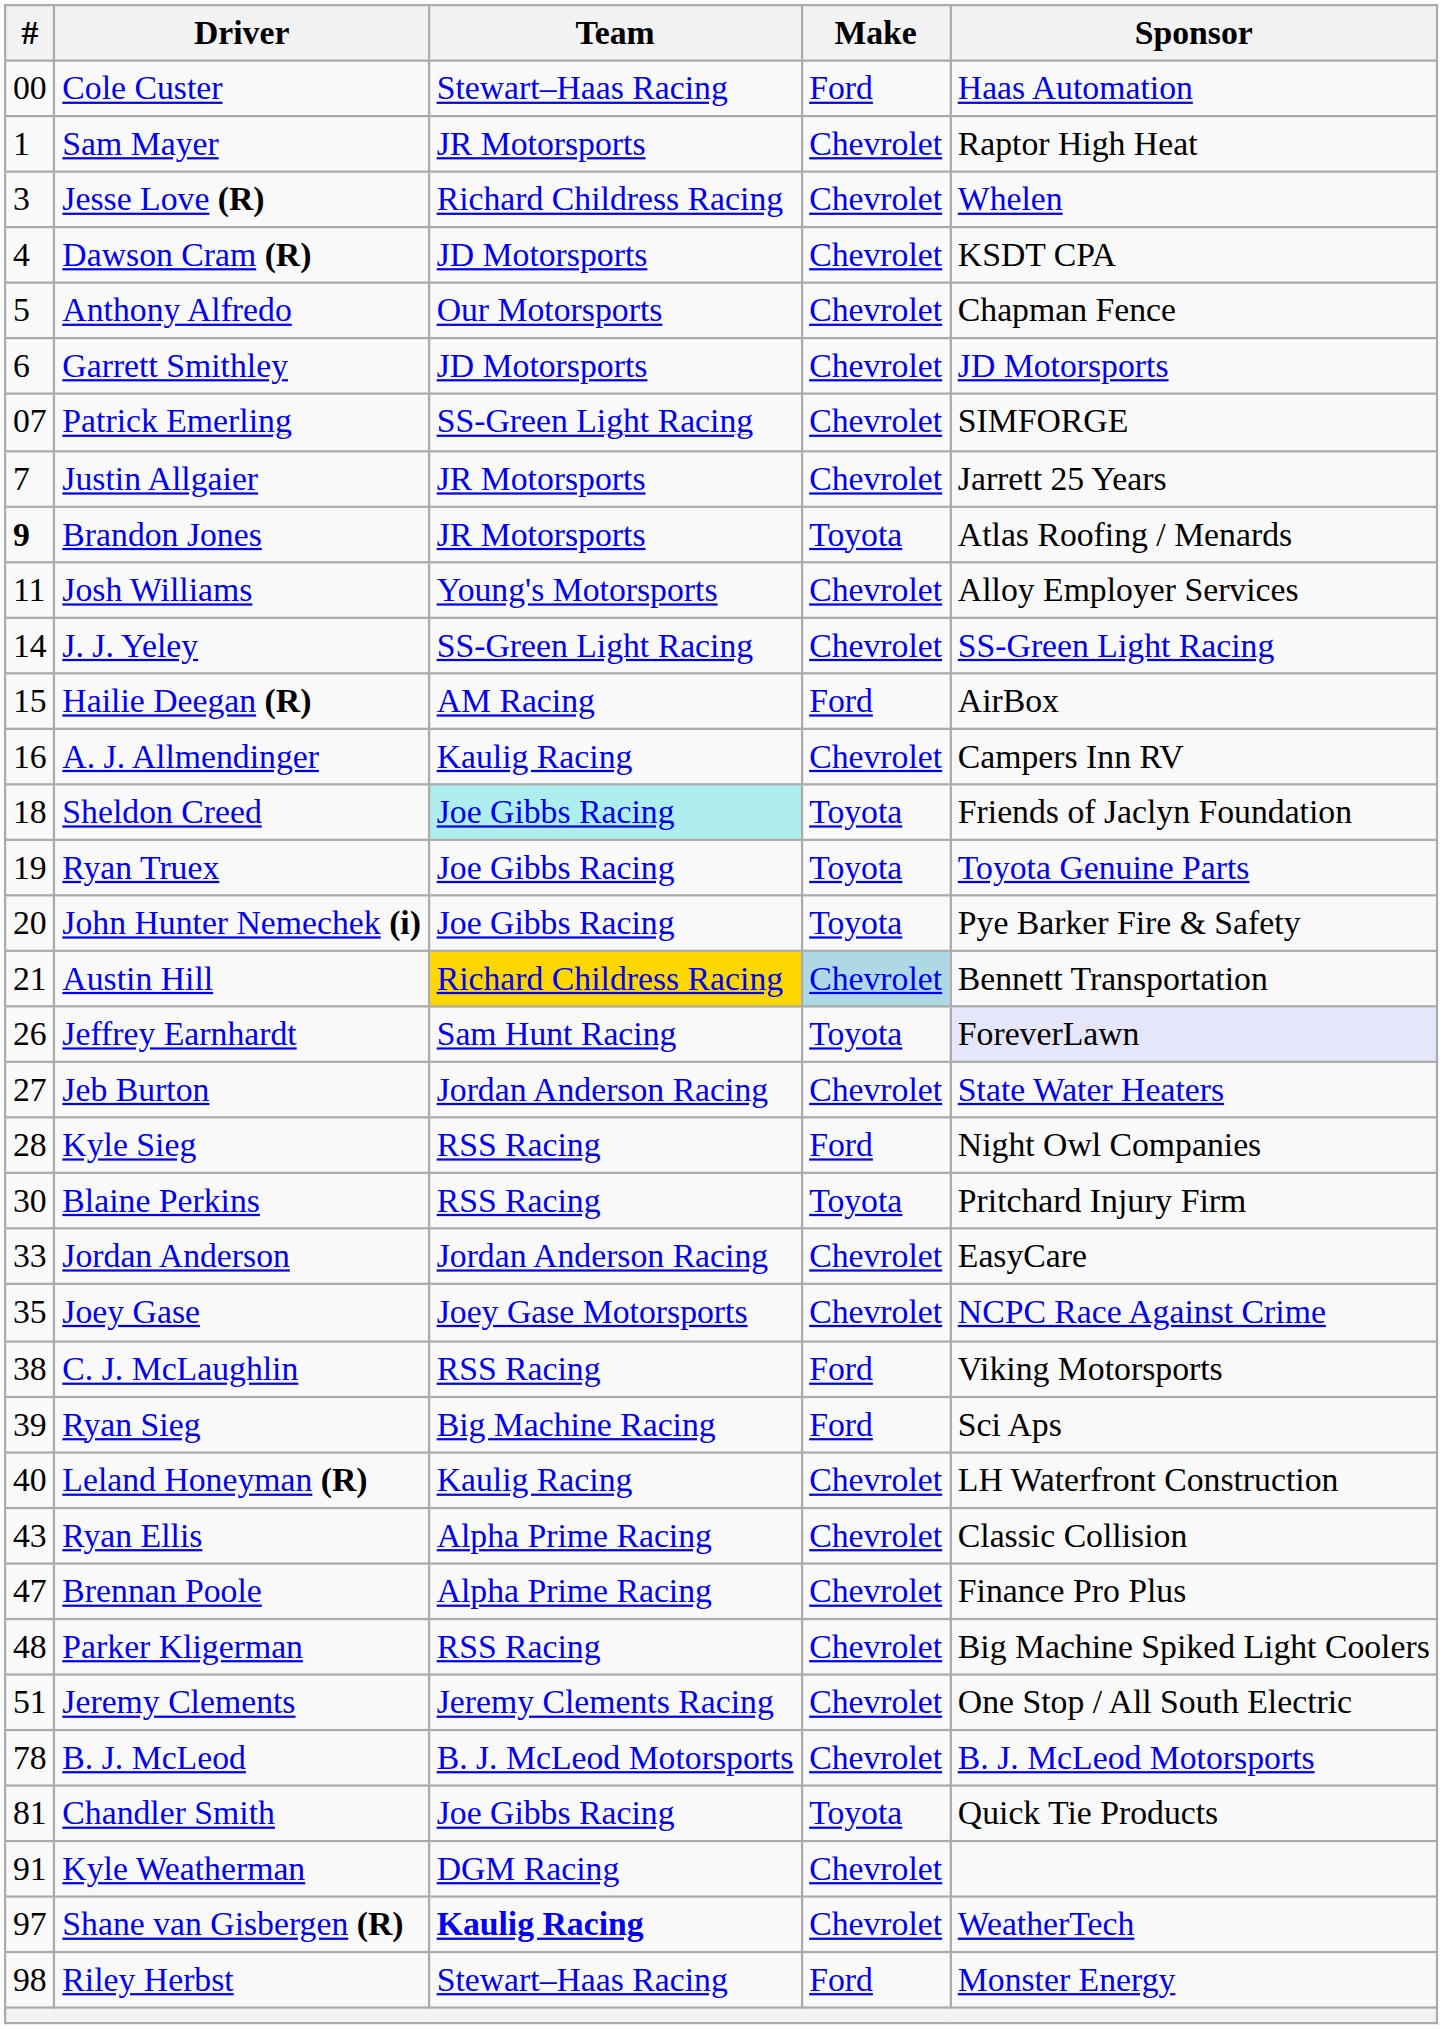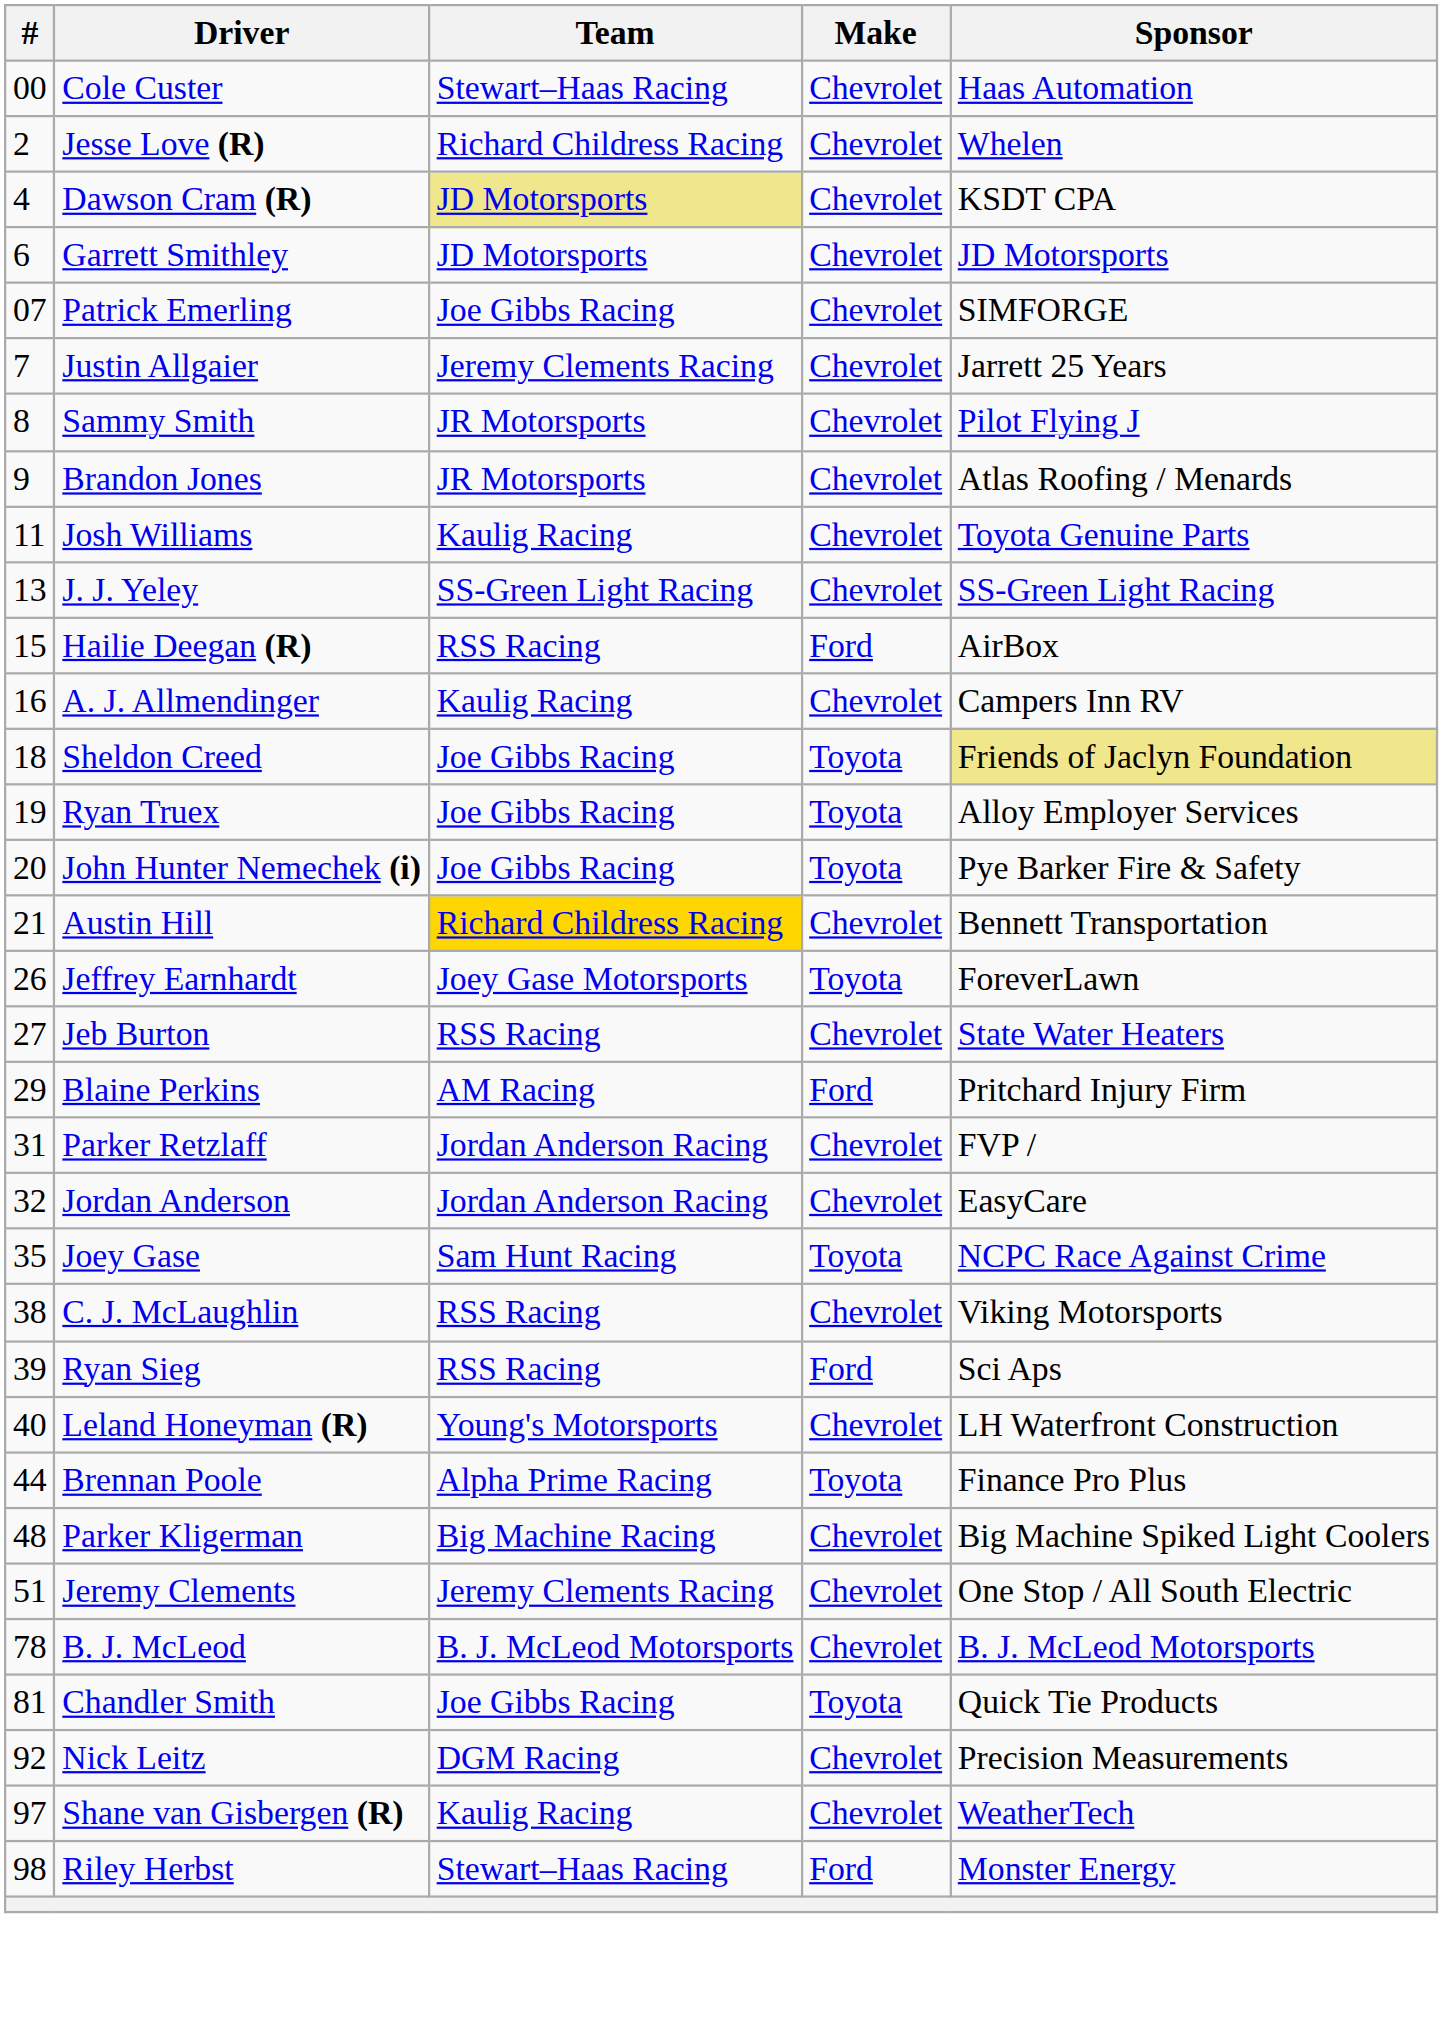(841, 88) Ford -> (876, 88) Chevrolet
- row: (141, 143)
(21, 199) 3 -> (21, 143) 2
(542, 255) no background -> (542, 199) khaki background
- row: (177, 310)
(595, 421) SS-Green Light Racing -> (556, 310) Joe Gibbs Racing
(541, 477) JR Motorsports -> (605, 366) Jeremy Clements Racing
+ row: (158, 421)
(21, 533) bold -> (21, 477) normal
(856, 533) Toyota -> (876, 477) Chevrolet
(577, 588) Young's Motorsports -> (535, 533) Kaulig Racing
(1128, 588) Alloy Employer Services -> (1104, 533) Toyota Genuine Parts
(30, 644) 14 -> (30, 588) 13
(516, 700) AM Racing -> (519, 644) RSS Racing
(556, 811) paleturquoise background -> (556, 755) no background
(1155, 811) no background -> (1155, 755) khaki background
(1104, 867) Toyota Genuine Parts -> (1128, 811) Alloy Employer Services
(876, 978) lightblue background -> (876, 922) no background
(557, 1034) Sam Hunt Racing -> (592, 978) Joey Gase Motorsports
(1049, 1034) lavender background -> (1049, 978) no background
(602, 1089) Jordan Anderson Racing -> (519, 1034) RSS Racing
- row: (129, 1145)
(30, 1200) 30 -> (30, 1089) 29
(519, 1200) RSS Racing -> (516, 1089) AM Racing
(856, 1200) Toyota -> (841, 1089) Ford
+ row: (165, 1145)
(30, 1256) 33 -> (30, 1200) 32
(592, 1312) Joey Gase Motorsports -> (557, 1256) Sam Hunt Racing
(876, 1312) Chevrolet -> (856, 1256) Toyota
(841, 1367) Ford -> (876, 1312) Chevrolet
(576, 1423) Big Machine Racing -> (519, 1367) RSS Racing
(535, 1479) Kaulig Racing -> (577, 1423) Young's Motorsports
- row: (132, 1534)
(30, 1590) 47 -> (30, 1479) 44
(876, 1590) Chevrolet -> (856, 1479) Toyota
(519, 1646) RSS Racing -> (576, 1534) Big Machine Racing
- row: (184, 1868)
+ row: (134, 1757)
(540, 1924) bold -> (535, 1812) normal
